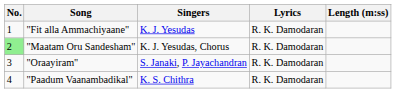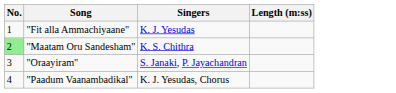- column: (287, 13)
(185, 46) K. J. Yesudas, Chorus -> (167, 46) K. S. Chithra
(167, 80) K. S. Chithra -> (185, 80) K. J. Yesudas, Chorus
